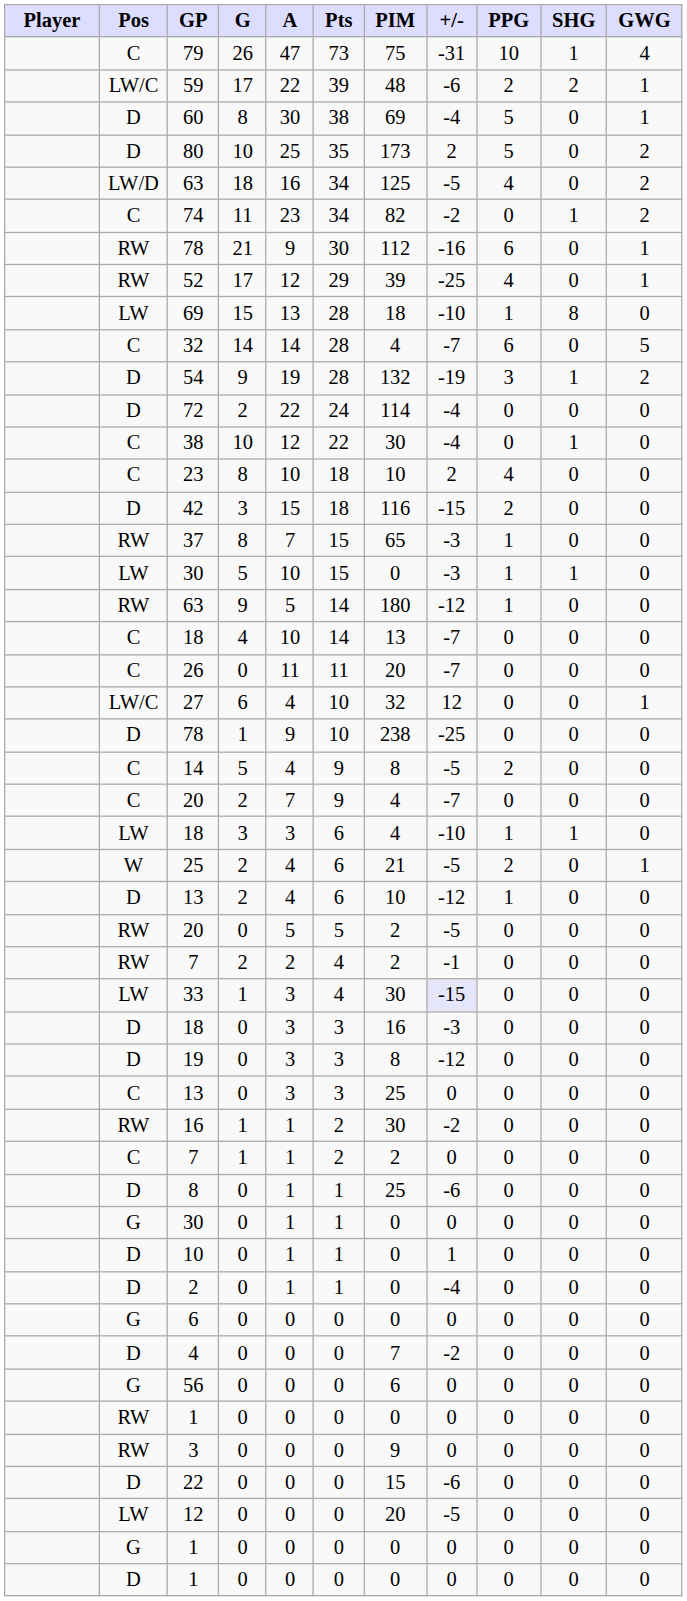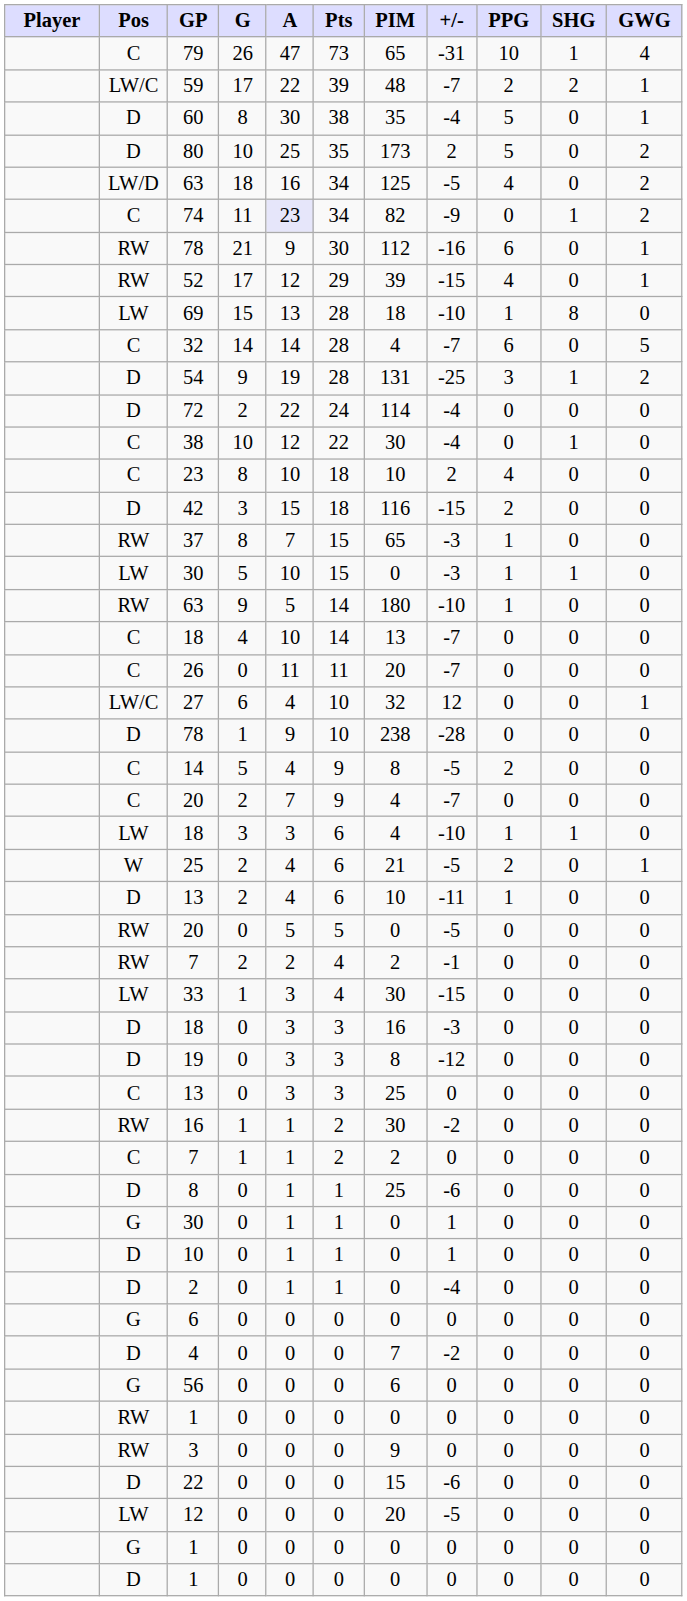(395, 53) 75 -> (395, 53) 65
(452, 85) -6 -> (452, 85) -7
(395, 118) 69 -> (395, 118) 35
(290, 215) no background -> (290, 215) lavender background
(452, 215) -2 -> (452, 215) -9
(452, 280) -25 -> (452, 280) -15
(395, 378) 132 -> (395, 378) 131
(452, 378) -19 -> (452, 378) -25
(452, 605) -12 -> (452, 605) -10
(452, 735) -25 -> (452, 735) -28
(452, 897) -12 -> (452, 897) -11
(395, 930) 2 -> (395, 930) 0
(452, 995) lavender background -> (452, 995) no background
(452, 1222) 0 -> (452, 1222) 1
